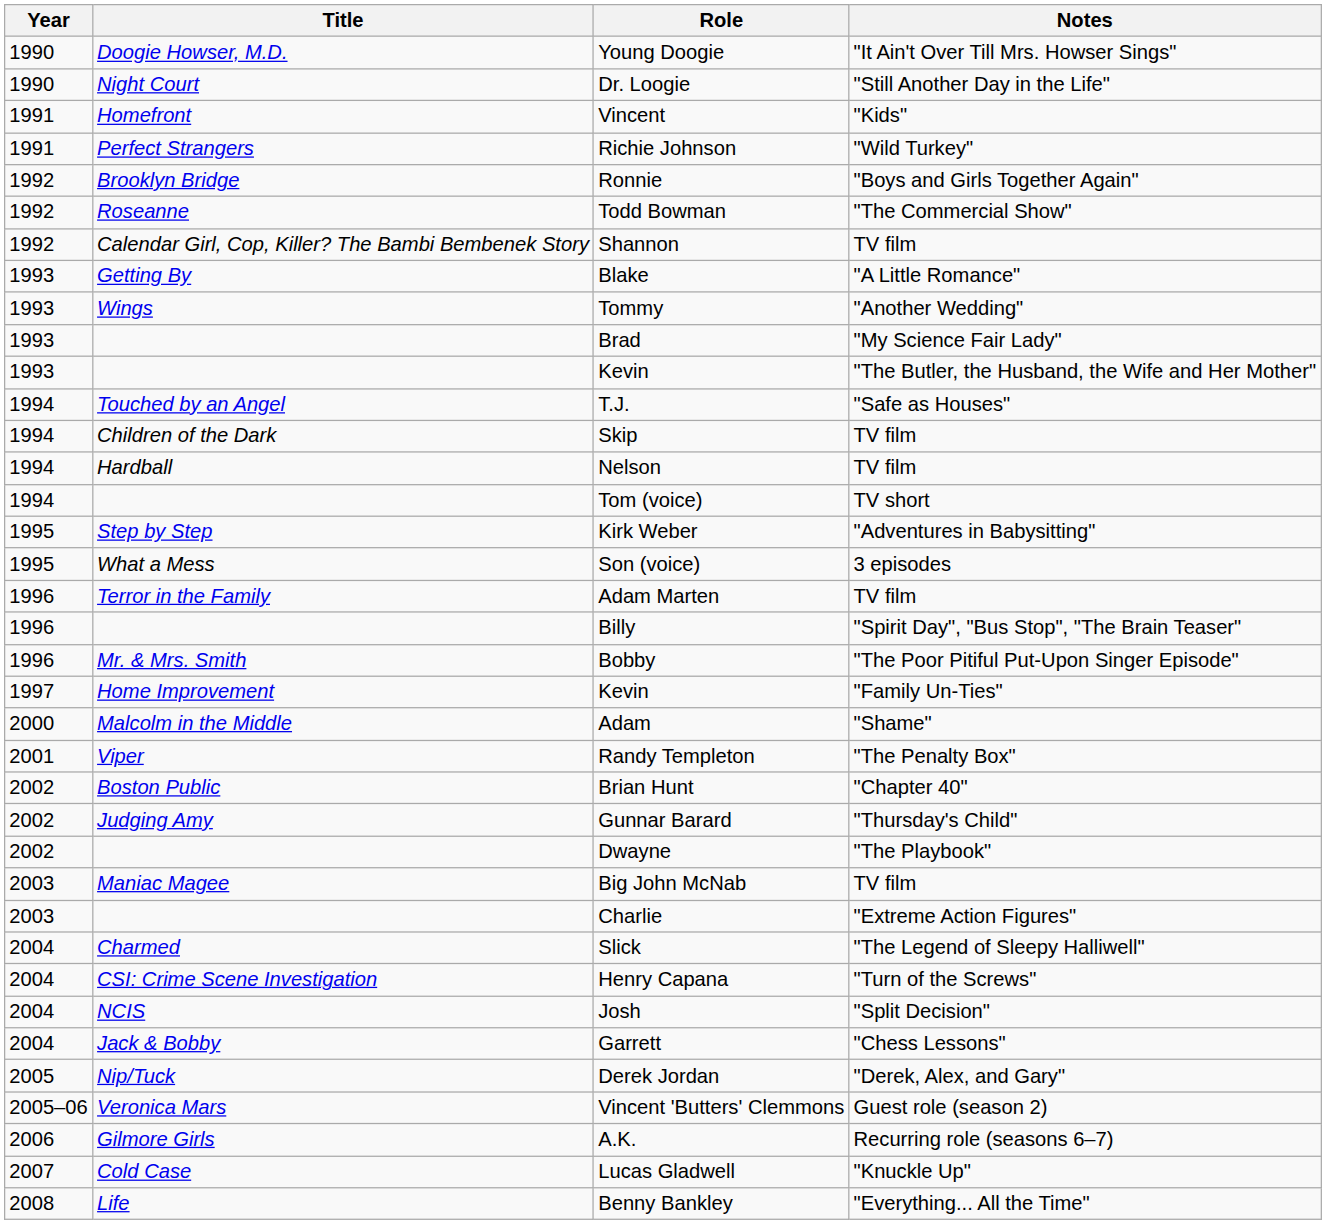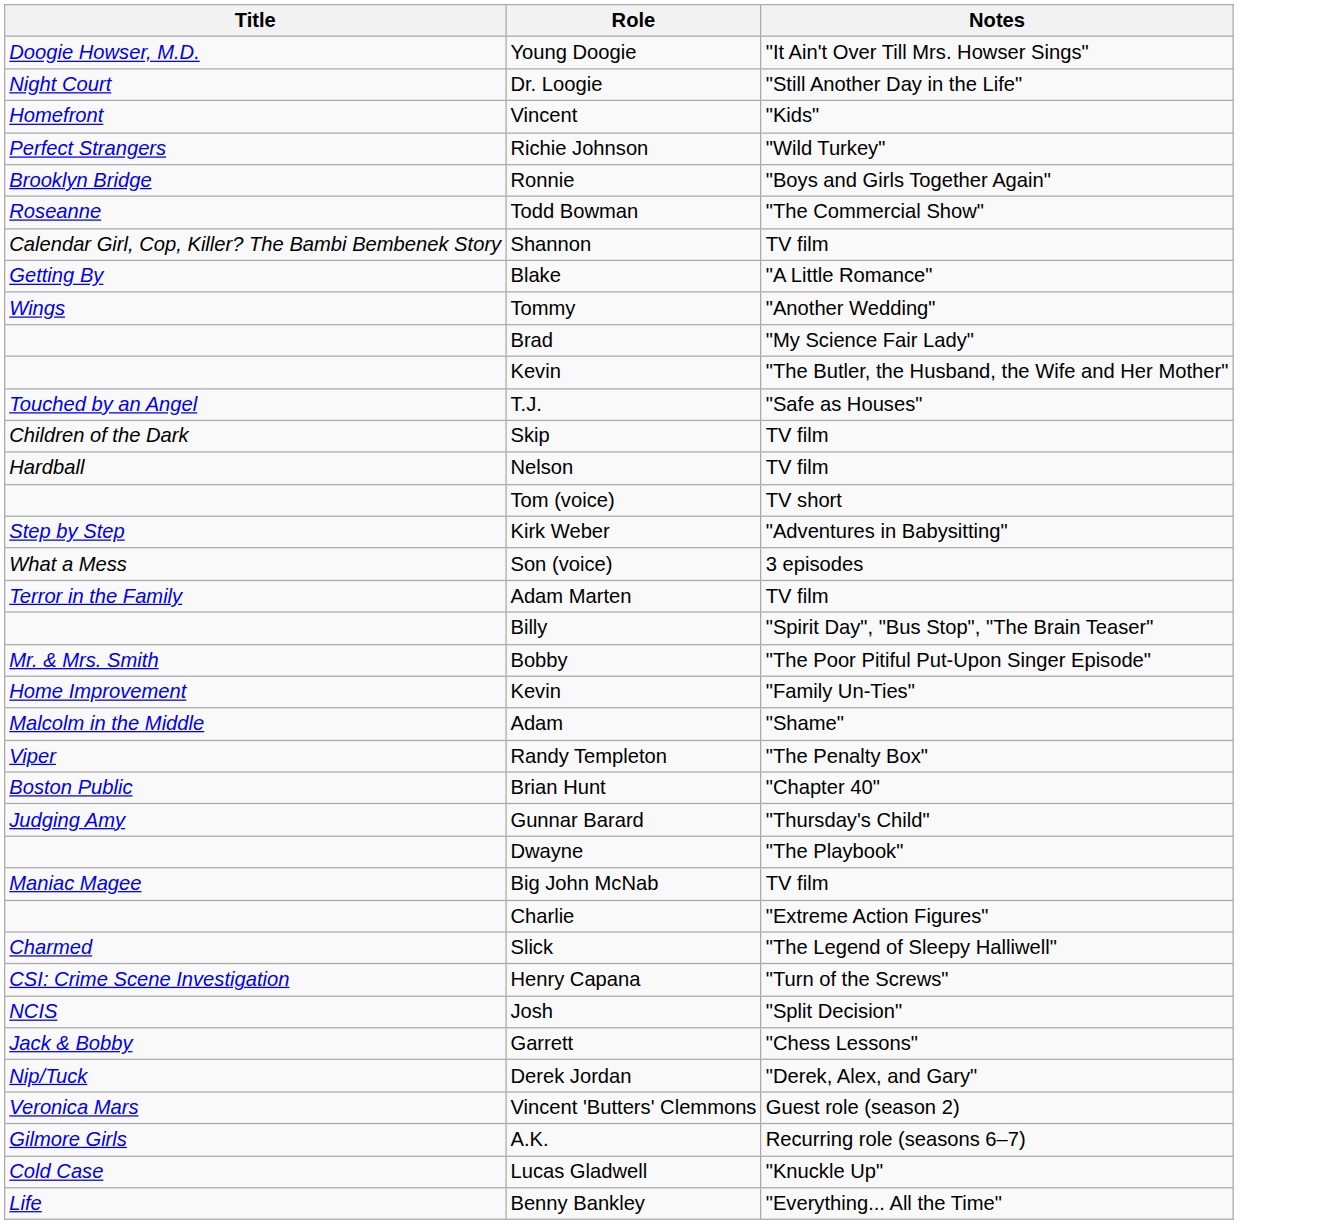- column: (49, 20)
